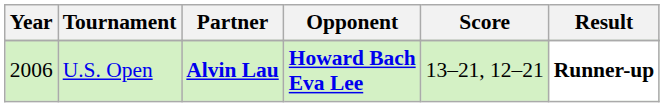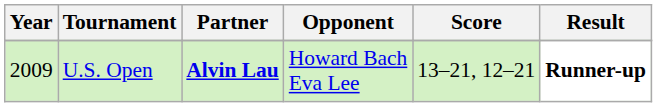(31, 70) 2006 -> (31, 70) 2009
(352, 70) bold -> (348, 70) normal
